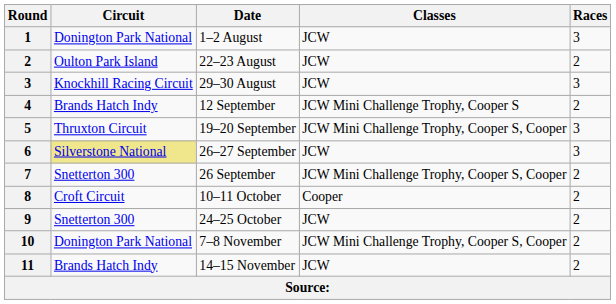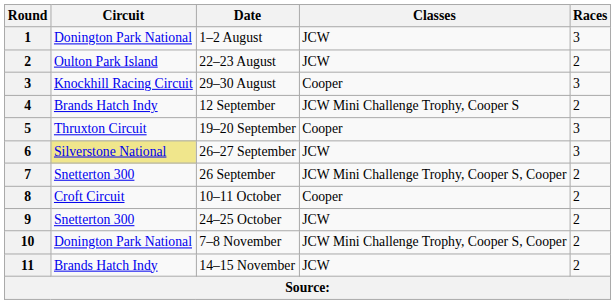(316, 83) JCW -> (322, 83) Cooper
(434, 128) JCW Mini Challenge Trophy, Cooper S, Cooper -> (322, 128) Cooper
